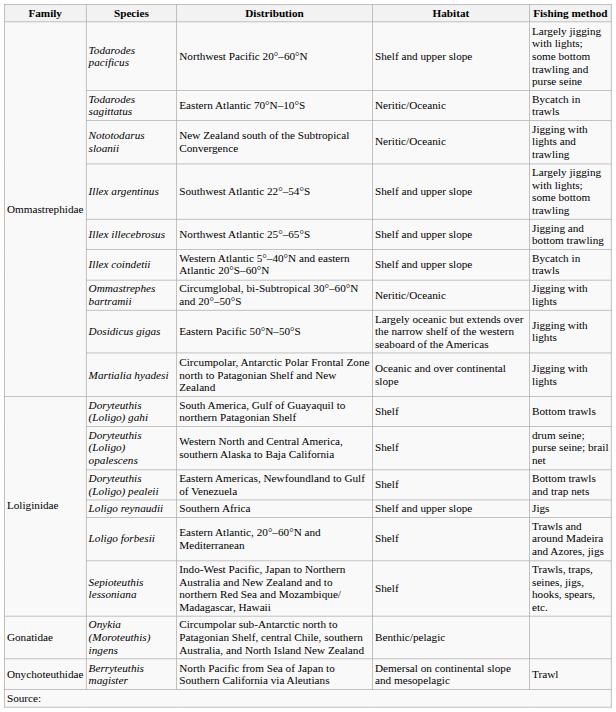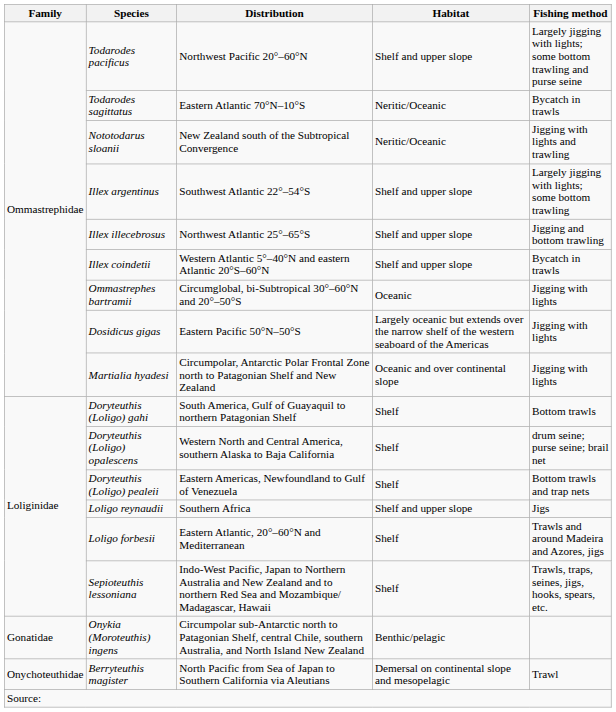(410, 295) Neritic/Oceanic -> (393, 295) Oceanic
